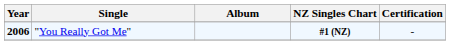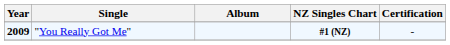(18, 31) 2006 -> (18, 31) 2009
